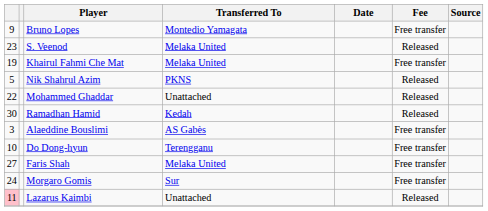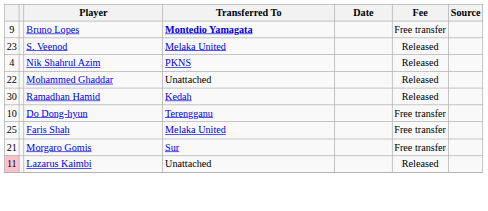(206, 29) normal -> (209, 29) bold
- row: (75, 63)
(12, 80) 5 -> (12, 63) 4
- row: (67, 130)
(12, 164) 27 -> (12, 130) 25
(12, 181) 24 -> (12, 147) 21
